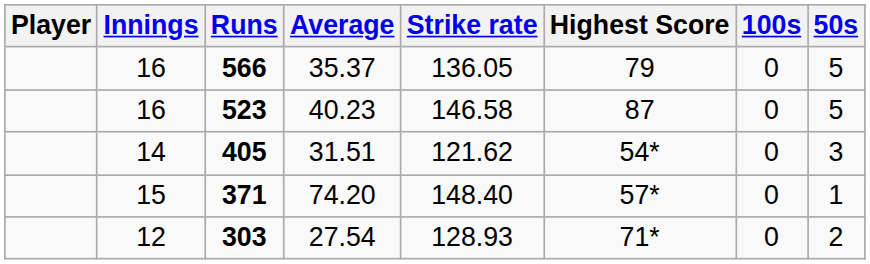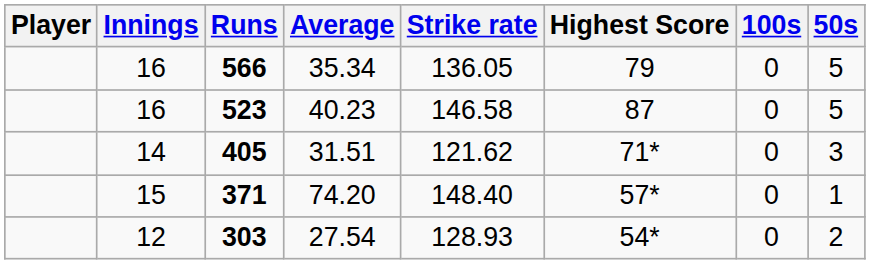(342, 68) 35.37 -> (342, 68) 35.34
(640, 152) 54* -> (640, 152) 71*
(640, 237) 71* -> (640, 237) 54*
